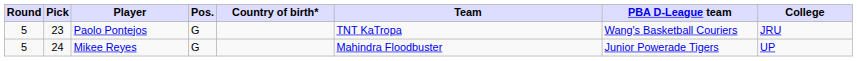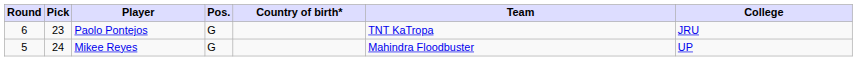- column: (680, 13)
(24, 30) 5 -> (24, 30) 6
